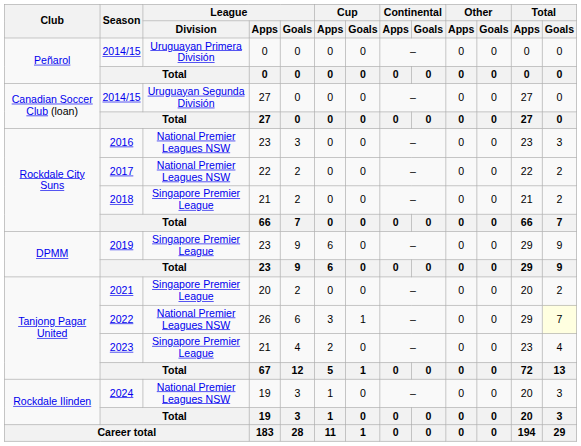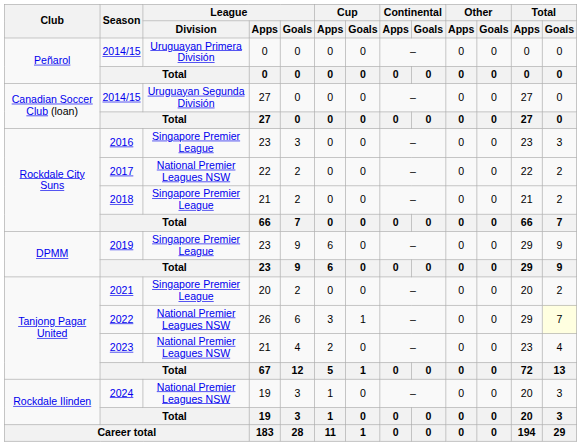(196, 143) National Premier Leagues NSW -> (196, 143) Singapore Premier League
(196, 348) Singapore Premier League -> (196, 348) National Premier Leagues NSW
